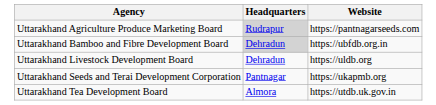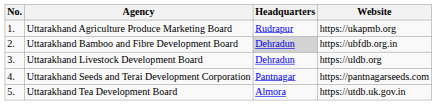+ column: (15, 12)
(264, 28) lightgrey background -> (274, 28) no background
(365, 28) https://pantnagarseeds.com -> (358, 28) https://ukapmb.org
(348, 76) https://ukapmb.org -> (374, 76) https://pantnagarseeds.com
